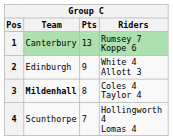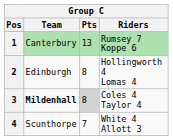(84, 67) 9 -> (84, 72) 8
(121, 67) White 4 Allott 3 -> (131, 72) Hollingworth 4 Lomas 4
(84, 91) no background -> (84, 100) lightgrey background
(131, 119) Hollingworth 4 Lomas 4 -> (121, 124) White 4 Allott 3
